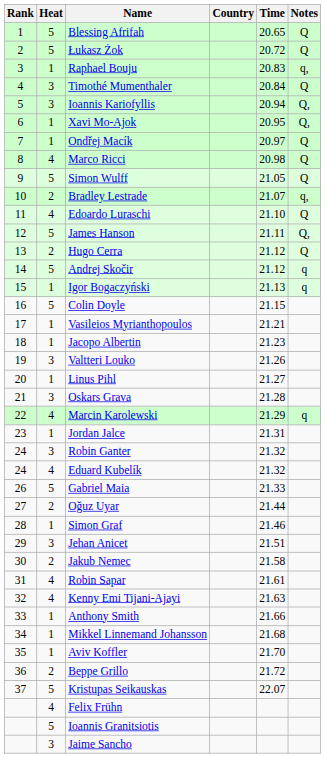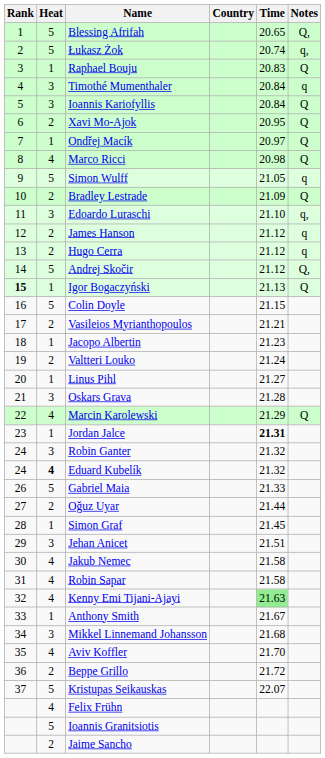(304, 31) Q -> (304, 31) Q,
(272, 50) 20.72 -> (272, 50) 20.74
(304, 50) Q -> (304, 50) q,
(304, 68) q, -> (304, 68) Q
(304, 86) Q -> (304, 86) q
(272, 104) 20.94 -> (272, 104) 20.84
(304, 104) Q, -> (304, 104) Q
(51, 123) 1 -> (51, 123) 2
(304, 123) Q, -> (304, 123) Q
(304, 178) Q -> (304, 178) q
(272, 196) 21.07 -> (272, 196) 21.09
(304, 196) q, -> (304, 196) Q
(51, 214) 4 -> (51, 214) 3
(304, 214) Q -> (304, 214) q,
(51, 232) 5 -> (51, 232) 2
(272, 232) 21.11 -> (272, 232) 21.12
(304, 232) Q, -> (304, 232) q
(304, 251) Q -> (304, 251) q
(304, 269) q -> (304, 269) Q,
(20, 287) normal -> (20, 287) bold
(304, 287) q -> (304, 287) Q
(51, 324) 1 -> (51, 324) 2
(51, 360) 3 -> (51, 360) 2
(272, 360) 21.26 -> (272, 360) 21.24
(304, 415) q -> (304, 415) Q
(272, 433) normal -> (272, 433) bold
(51, 470) normal -> (51, 470) bold
(272, 525) 21.46 -> (272, 525) 21.45
(51, 561) 2 -> (51, 561) 4
(272, 580) 21.61 -> (272, 580) 21.58
(272, 598) no background -> (272, 598) lightgreen background
(272, 616) 21.66 -> (272, 616) 21.67
(51, 634) 1 -> (51, 634) 3
(51, 653) 1 -> (51, 653) 4
(51, 744) 3 -> (51, 744) 2
